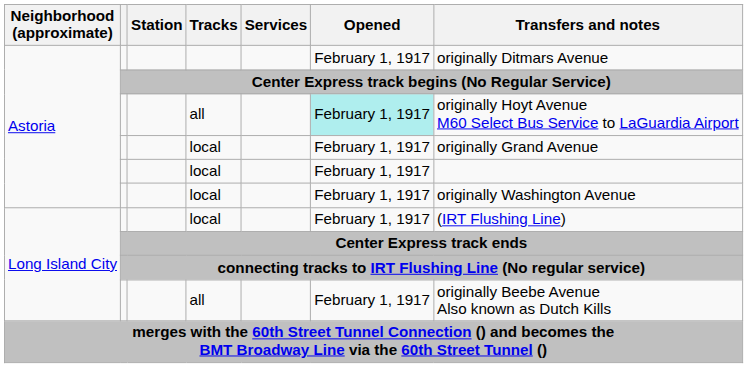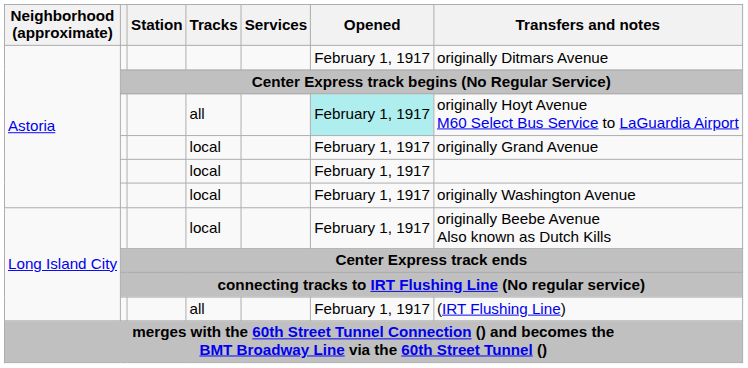(501, 219) (IRT Flushing Line) -> (524, 228) originally Beebe Avenue Also known as Dutch Kills
(524, 300) originally Beebe Avenue Also known as Dutch Kills -> (501, 308) (IRT Flushing Line)
